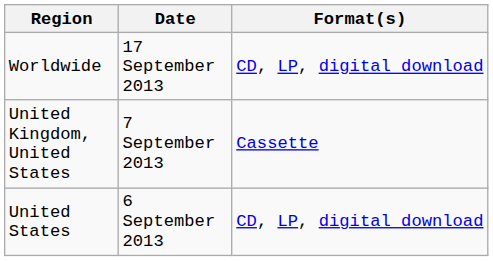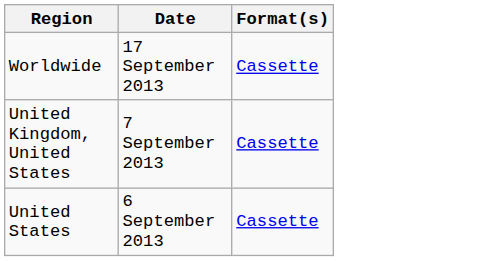(360, 66) CD, LP, digital download -> (277, 66) Cassette
(360, 221) CD, LP, digital download -> (277, 221) Cassette
